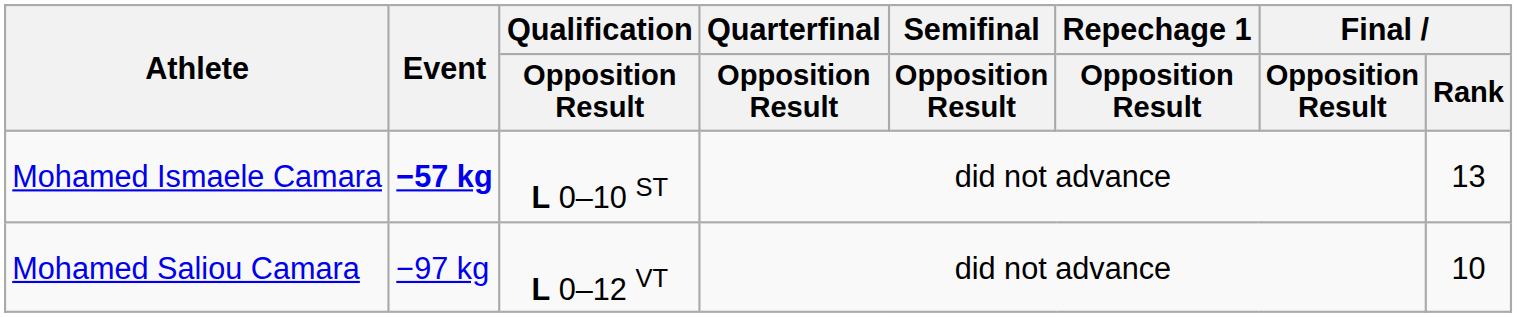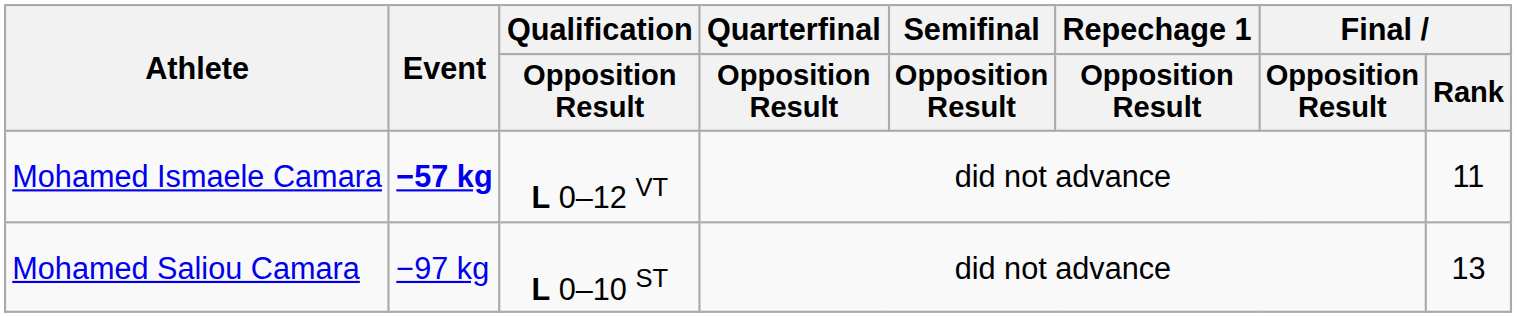(600, 194) L 0–10 ST -> (600, 194) L 0–12 VT
(1468, 177) 13 -> (1468, 177) 11
(600, 285) L 0–12 VT -> (600, 285) L 0–10 ST
(1468, 268) 10 -> (1468, 268) 13
